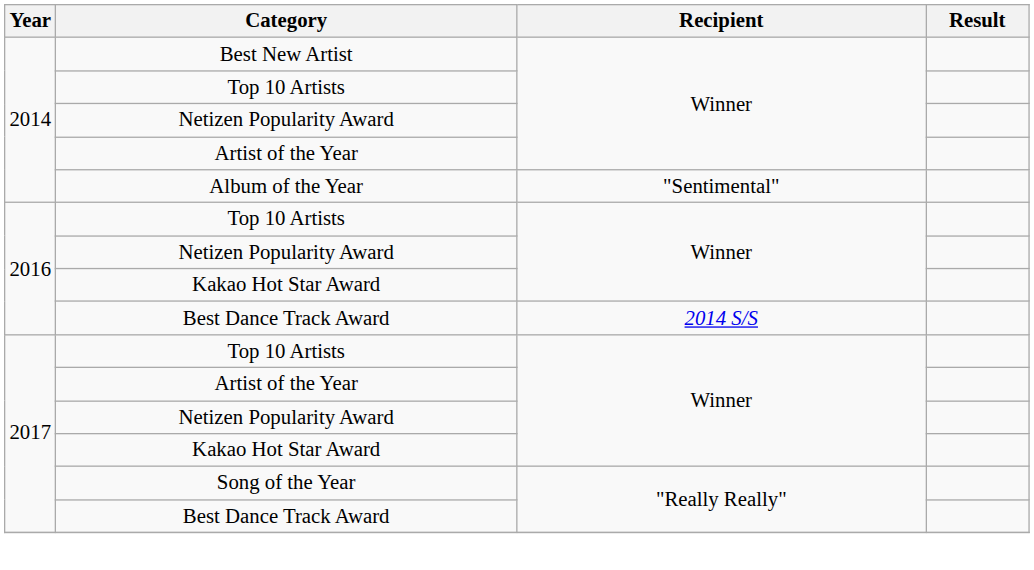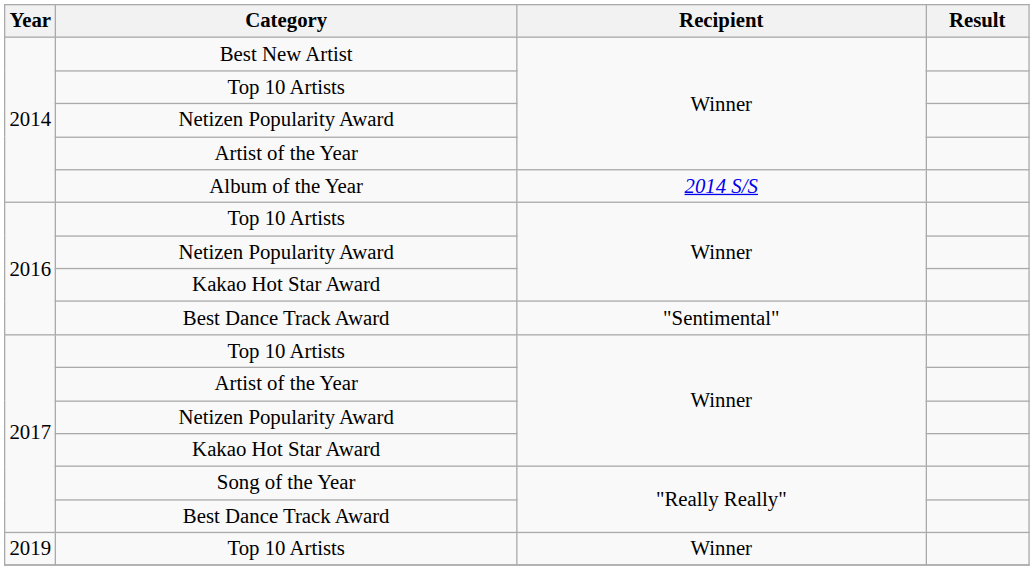(721, 185) "Sentimental" -> (721, 185) 2014 S/S
(721, 317) 2014 S/S -> (721, 317) "Sentimental"
+ row: (30, 548)
